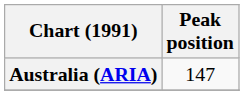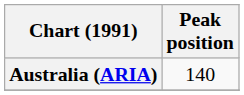(200, 74) 147 -> (200, 74) 140
